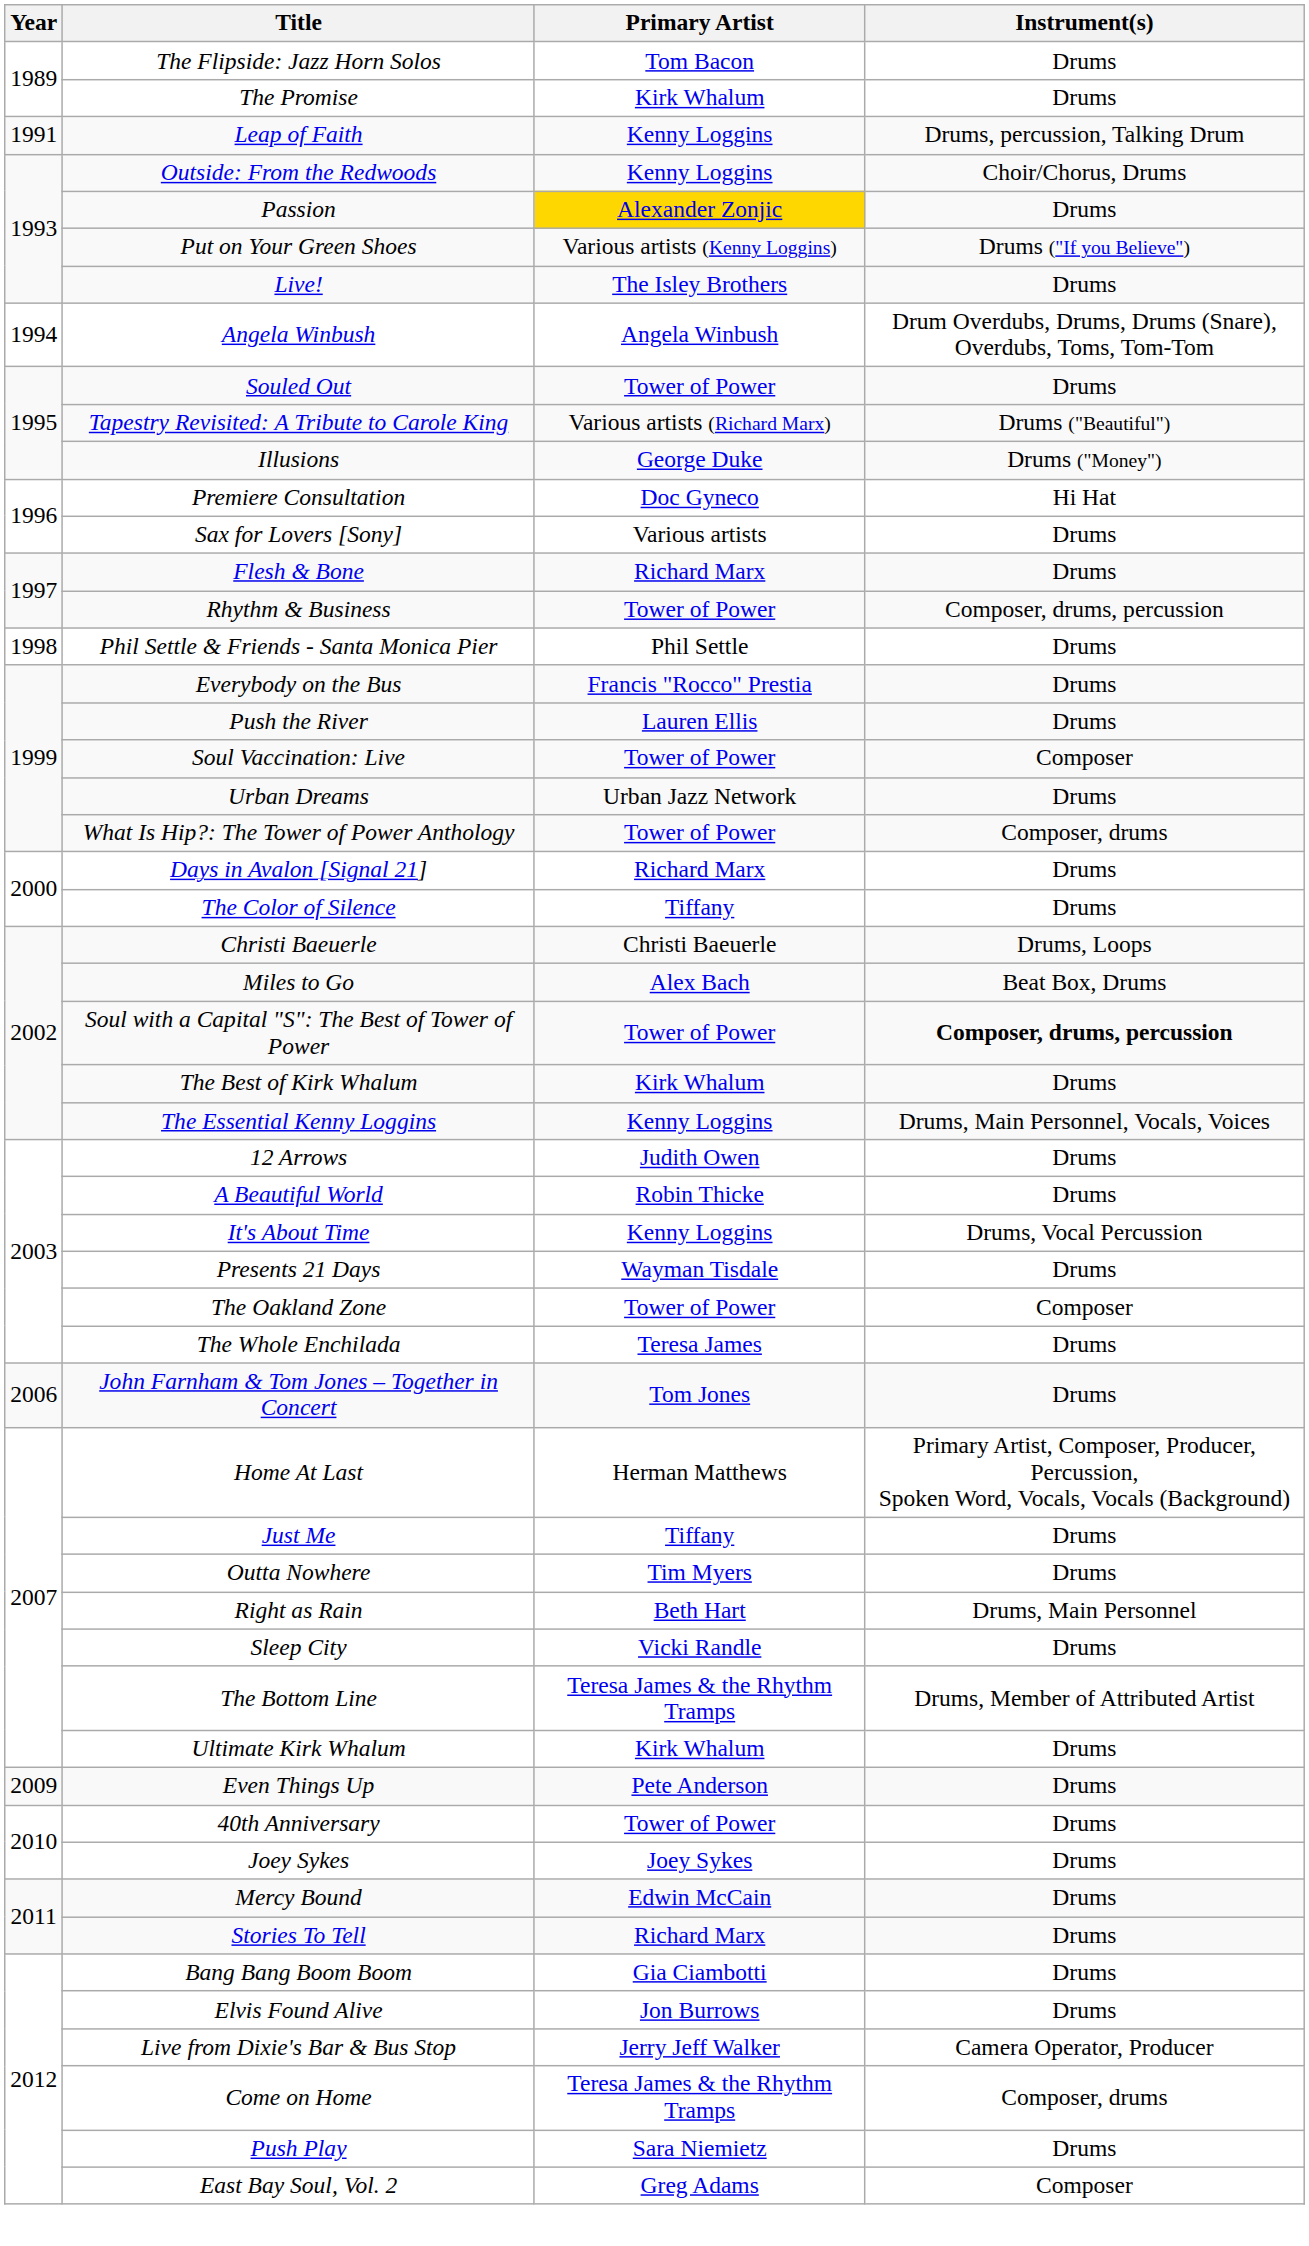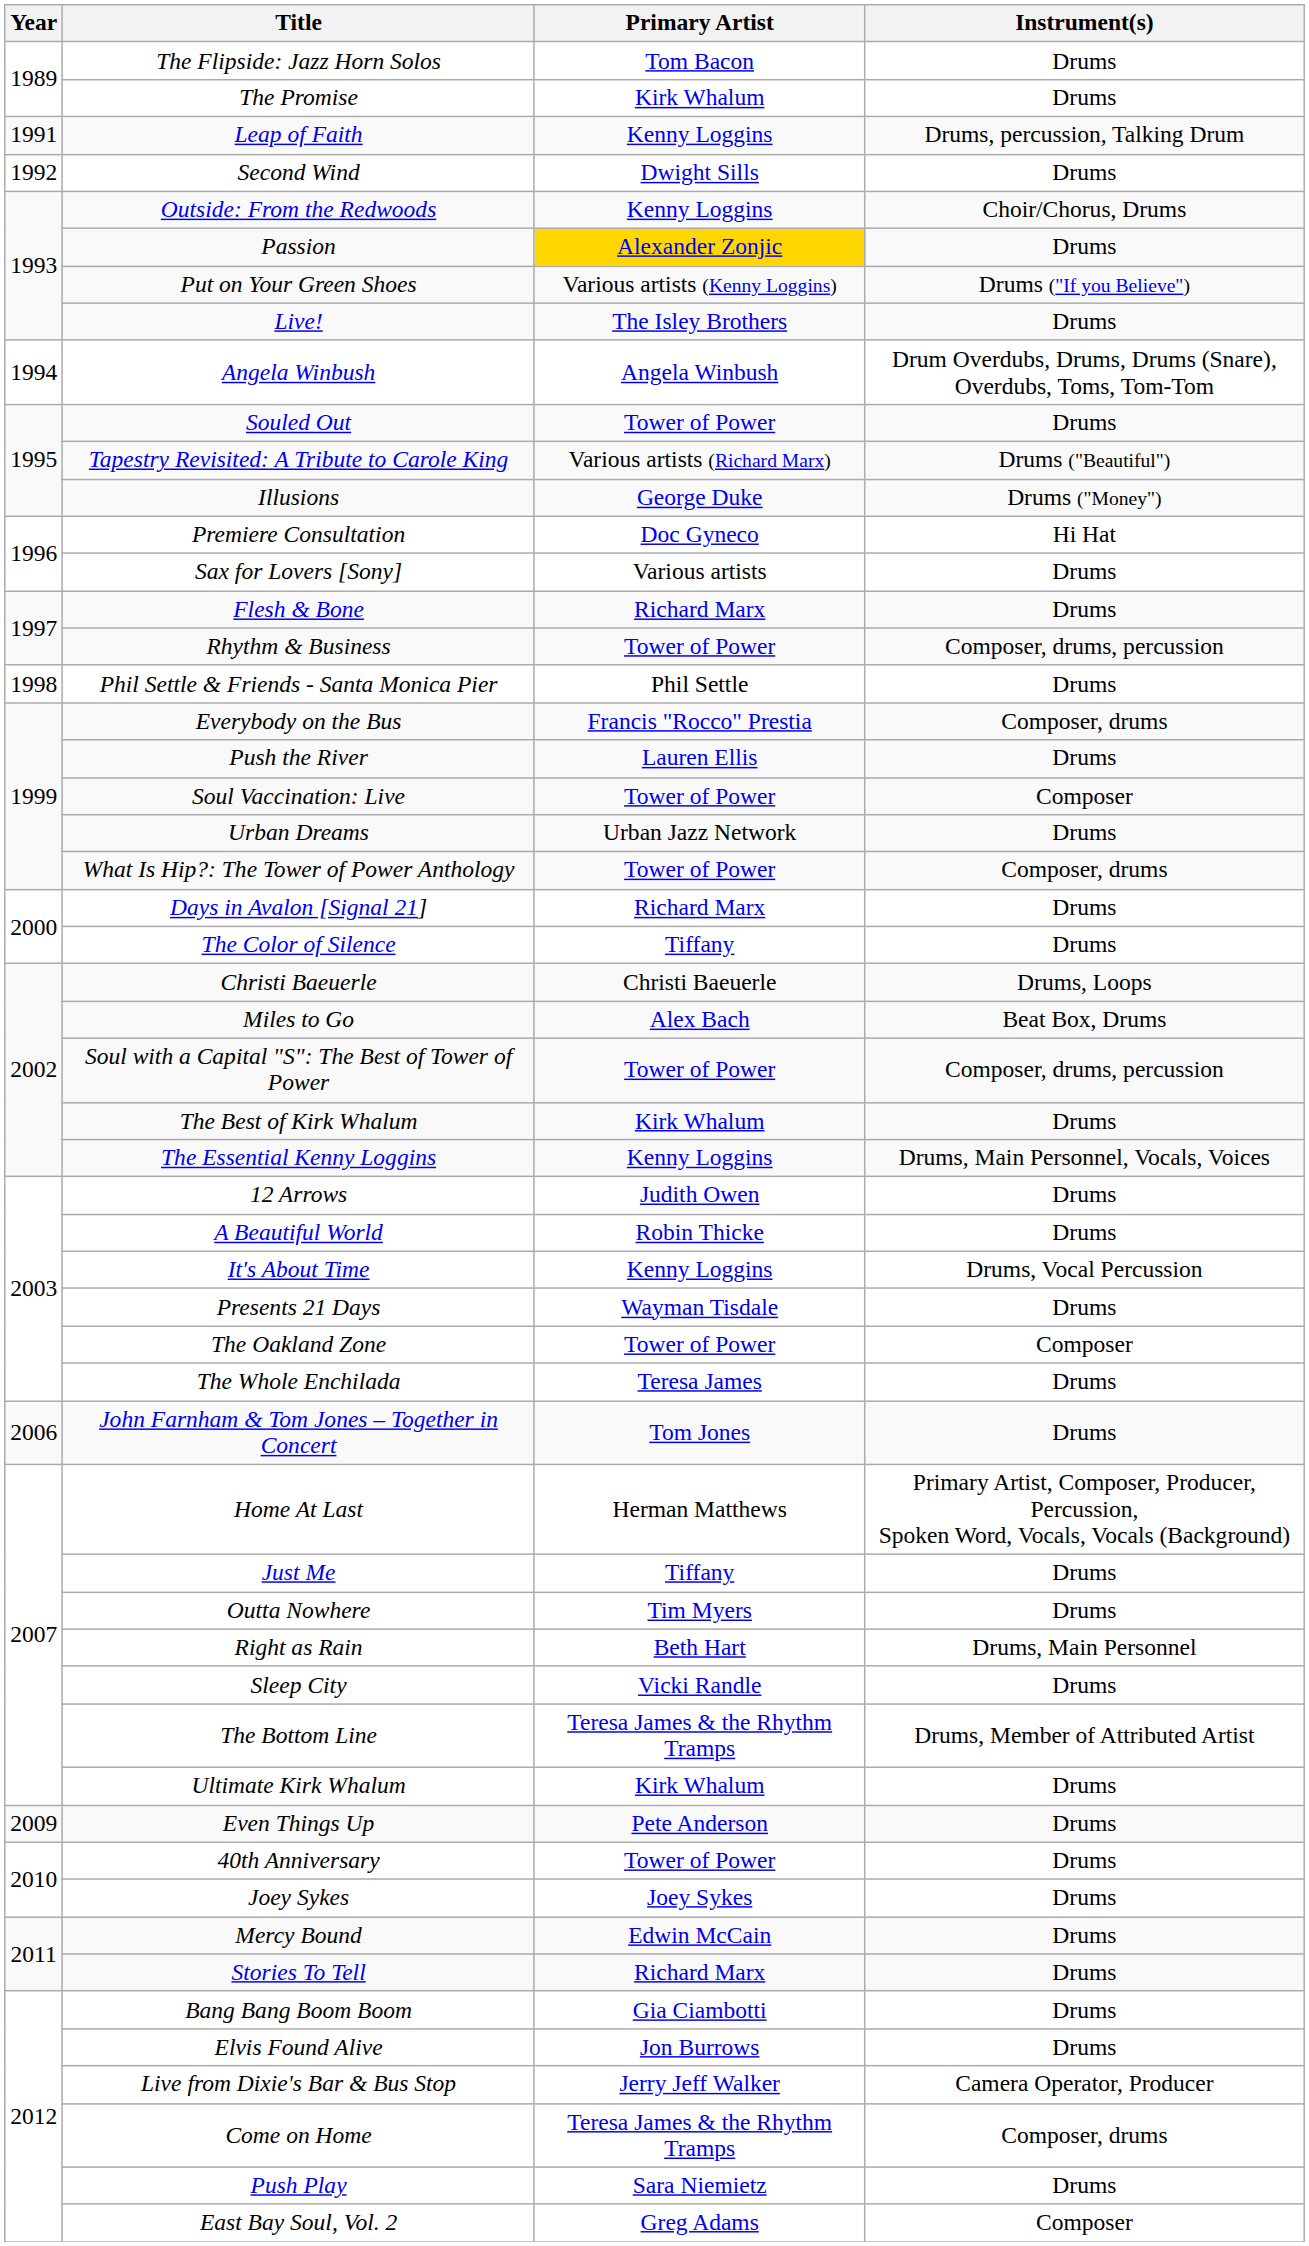+ row: (299, 172)
(1084, 683) Drums -> (1084, 721) Composer, drums
(1084, 1032) bold -> (1084, 1069) normal
